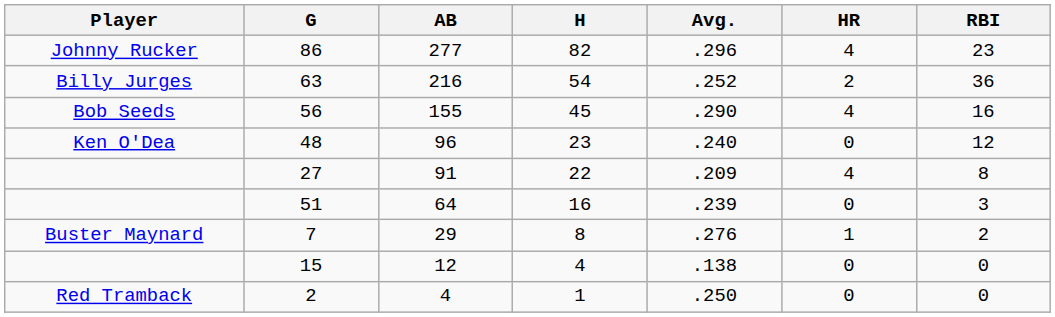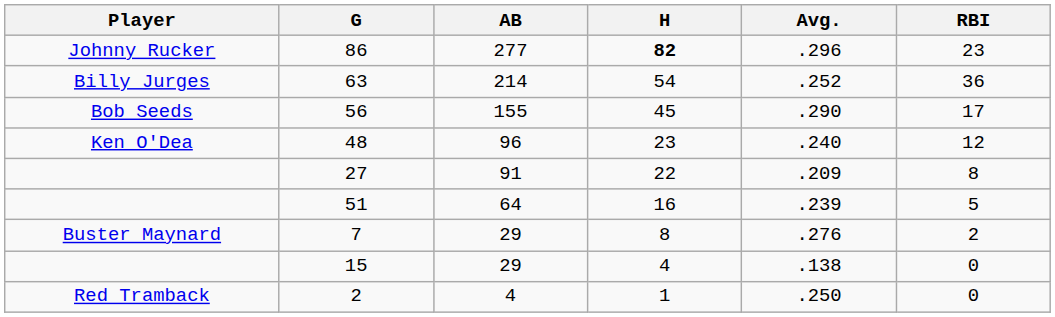- column: (849, 20)
(580, 51) normal -> (665, 51) bold
(445, 82) 216 -> (510, 82) 214
(983, 112) 16 -> (973, 112) 17
(983, 204) 3 -> (973, 204) 5
(445, 266) 12 -> (510, 266) 29
